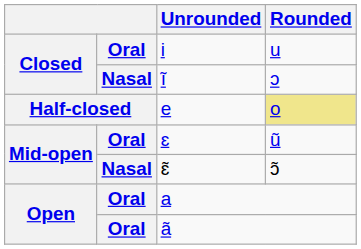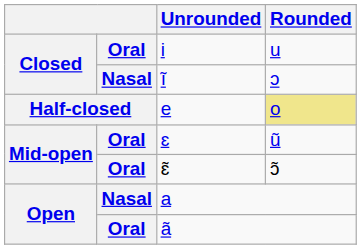(127, 169) Nasal -> (127, 169) Oral
(127, 199) Oral -> (127, 199) Nasal
